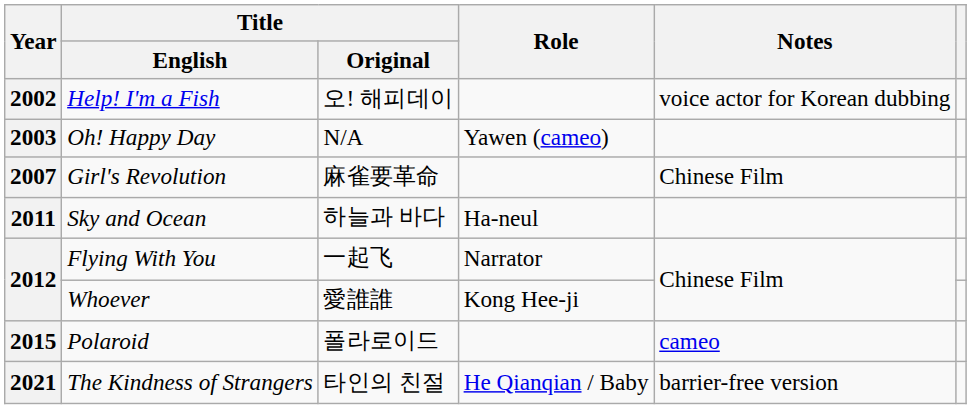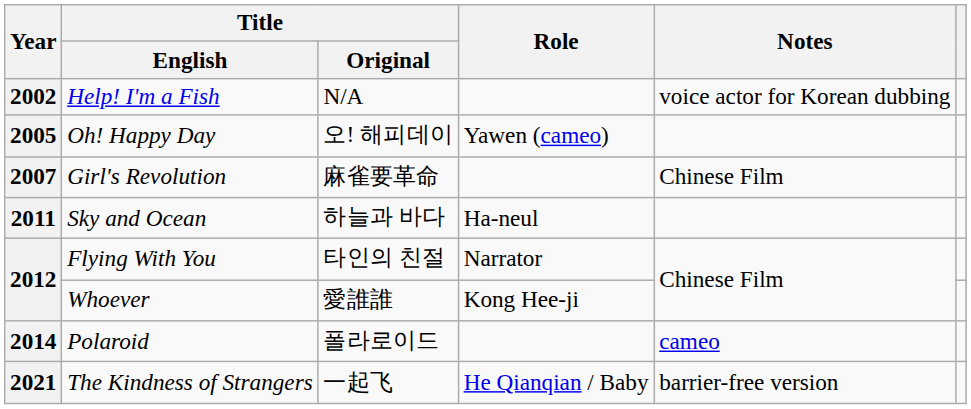(388, 97) 오! 해피데이 -> (343, 96) N/A
(33, 137) 2003 -> (33, 135) 2005
(343, 137) N/A -> (388, 134) 오! 해피데이
(358, 258) 一起飞 -> (384, 258) 타인의 친절
(33, 341) 2015 -> (33, 341) 2014
(384, 381) 타인의 친절 -> (358, 381) 一起飞
